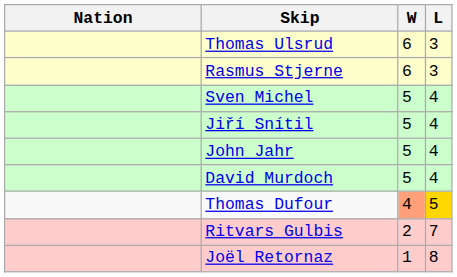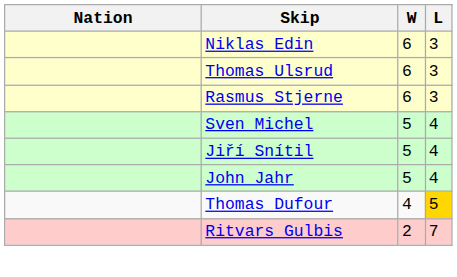+ row: (259, 45)
- row: (269, 178)
(407, 205) lightsalmon background -> (407, 205) no background
- row: (269, 258)
